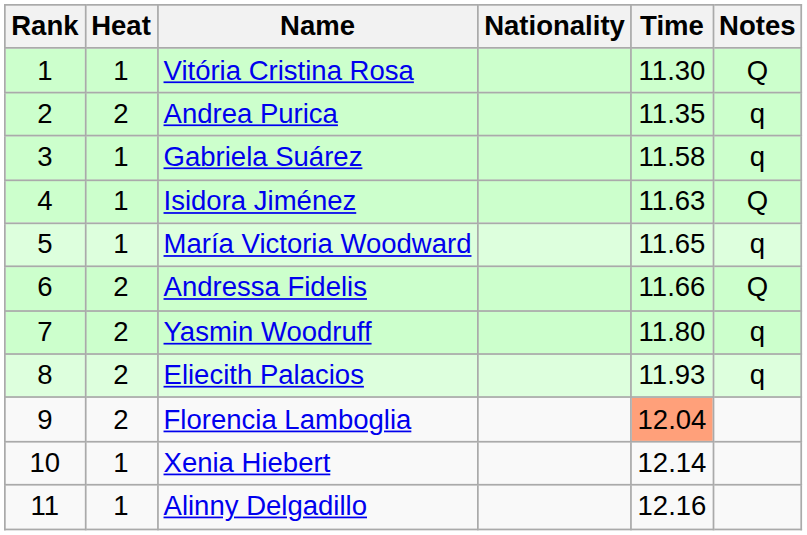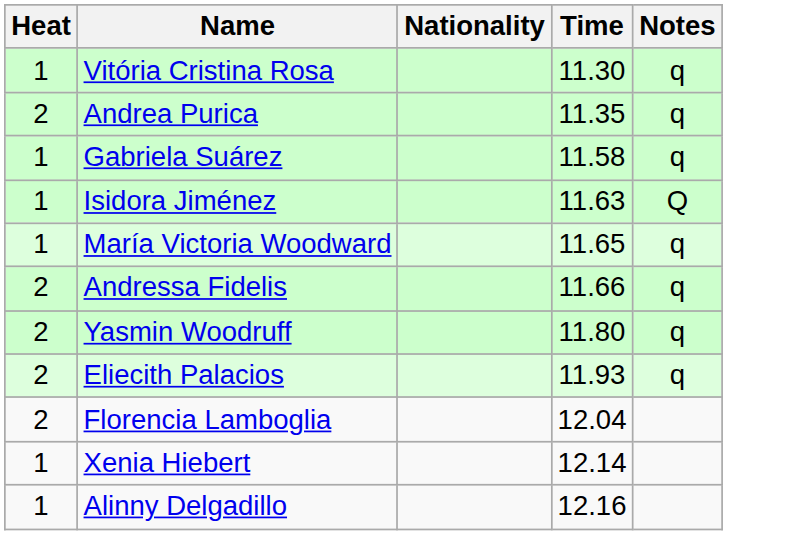- column: (45, 26)
(757, 69) Q -> (677, 69) q
(757, 288) Q -> (677, 288) q
(672, 419) lightsalmon background -> (592, 419) no background
